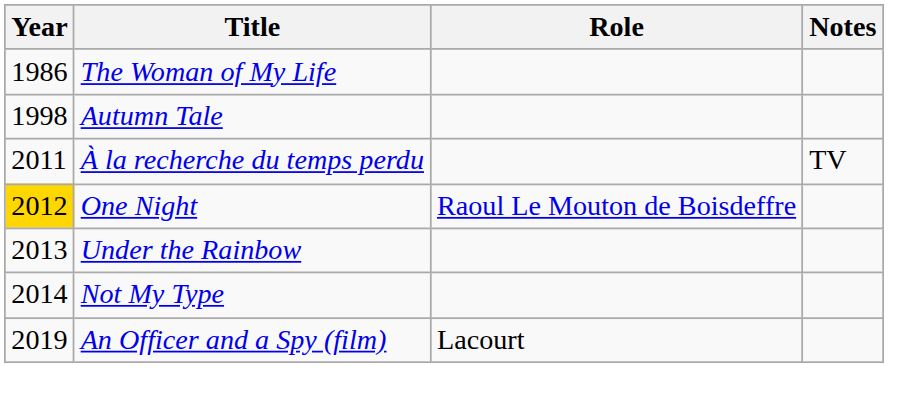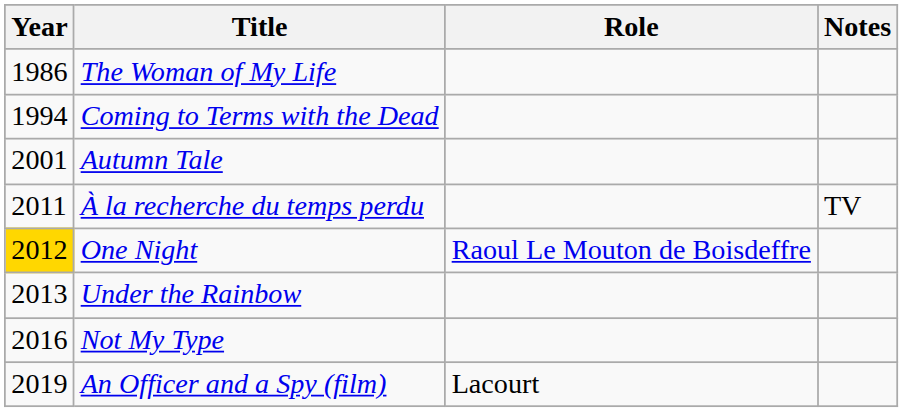+ row: (260, 116)
(40, 116) 1998 -> (40, 160) 2001
(40, 294) 2014 -> (40, 339) 2016
